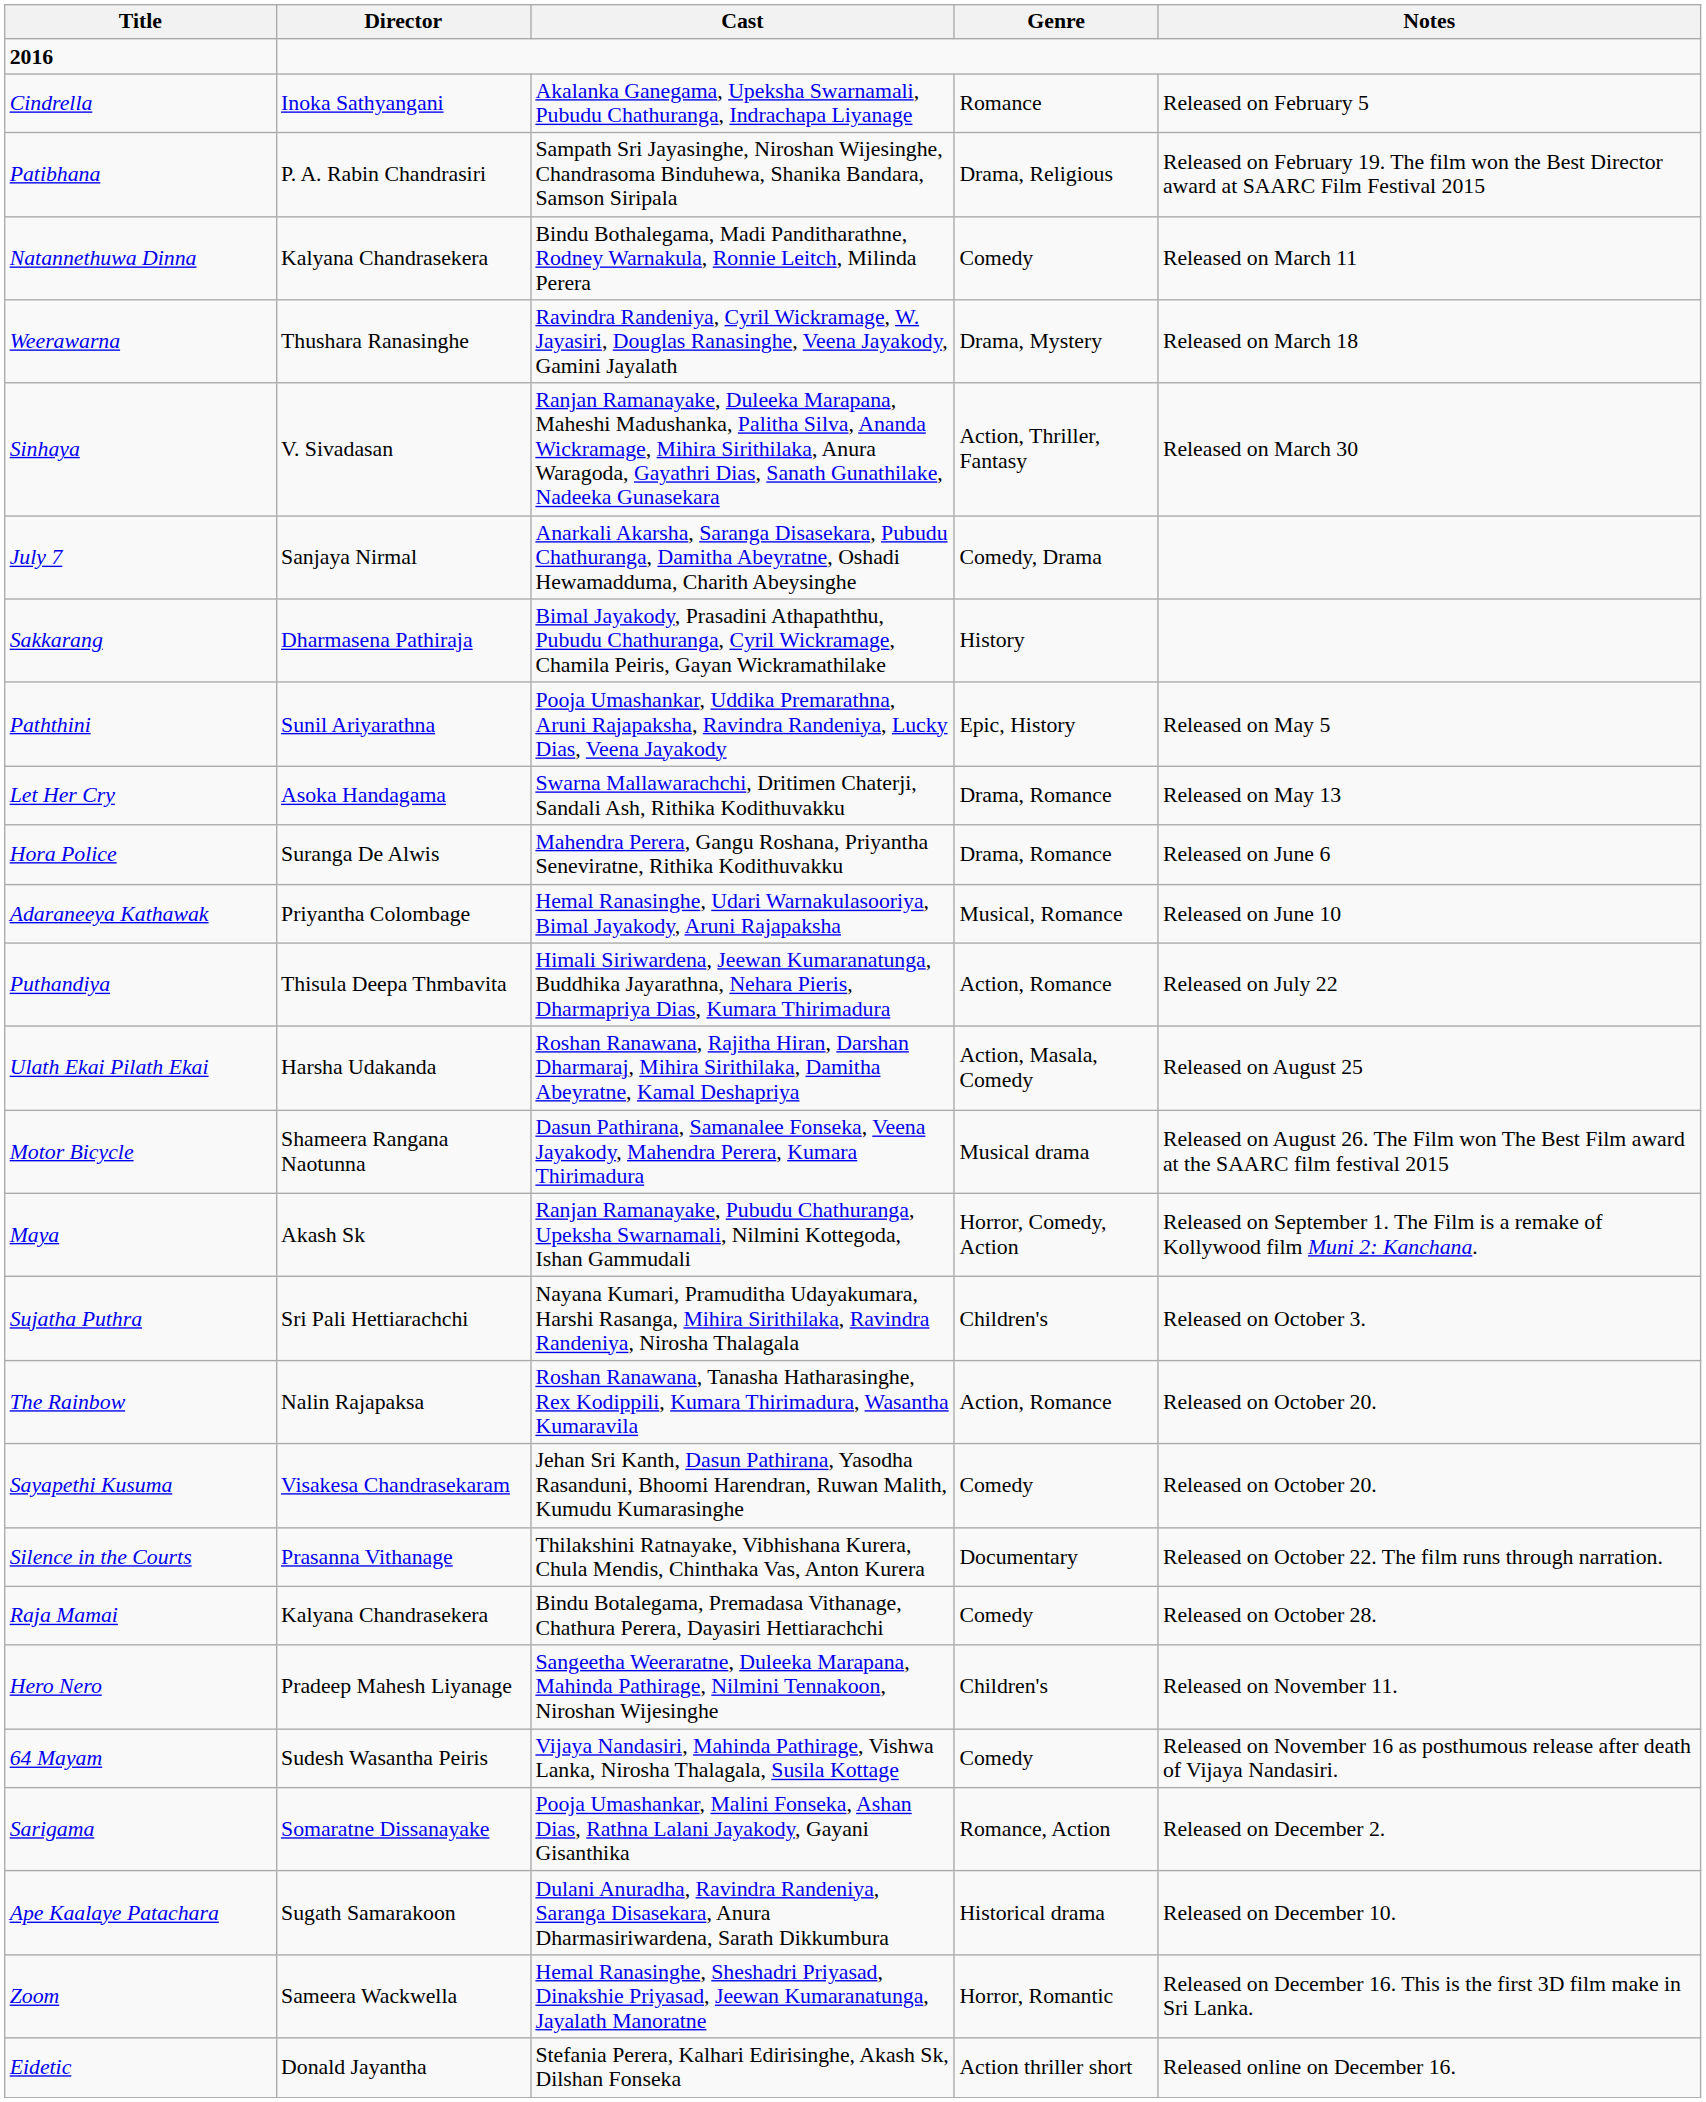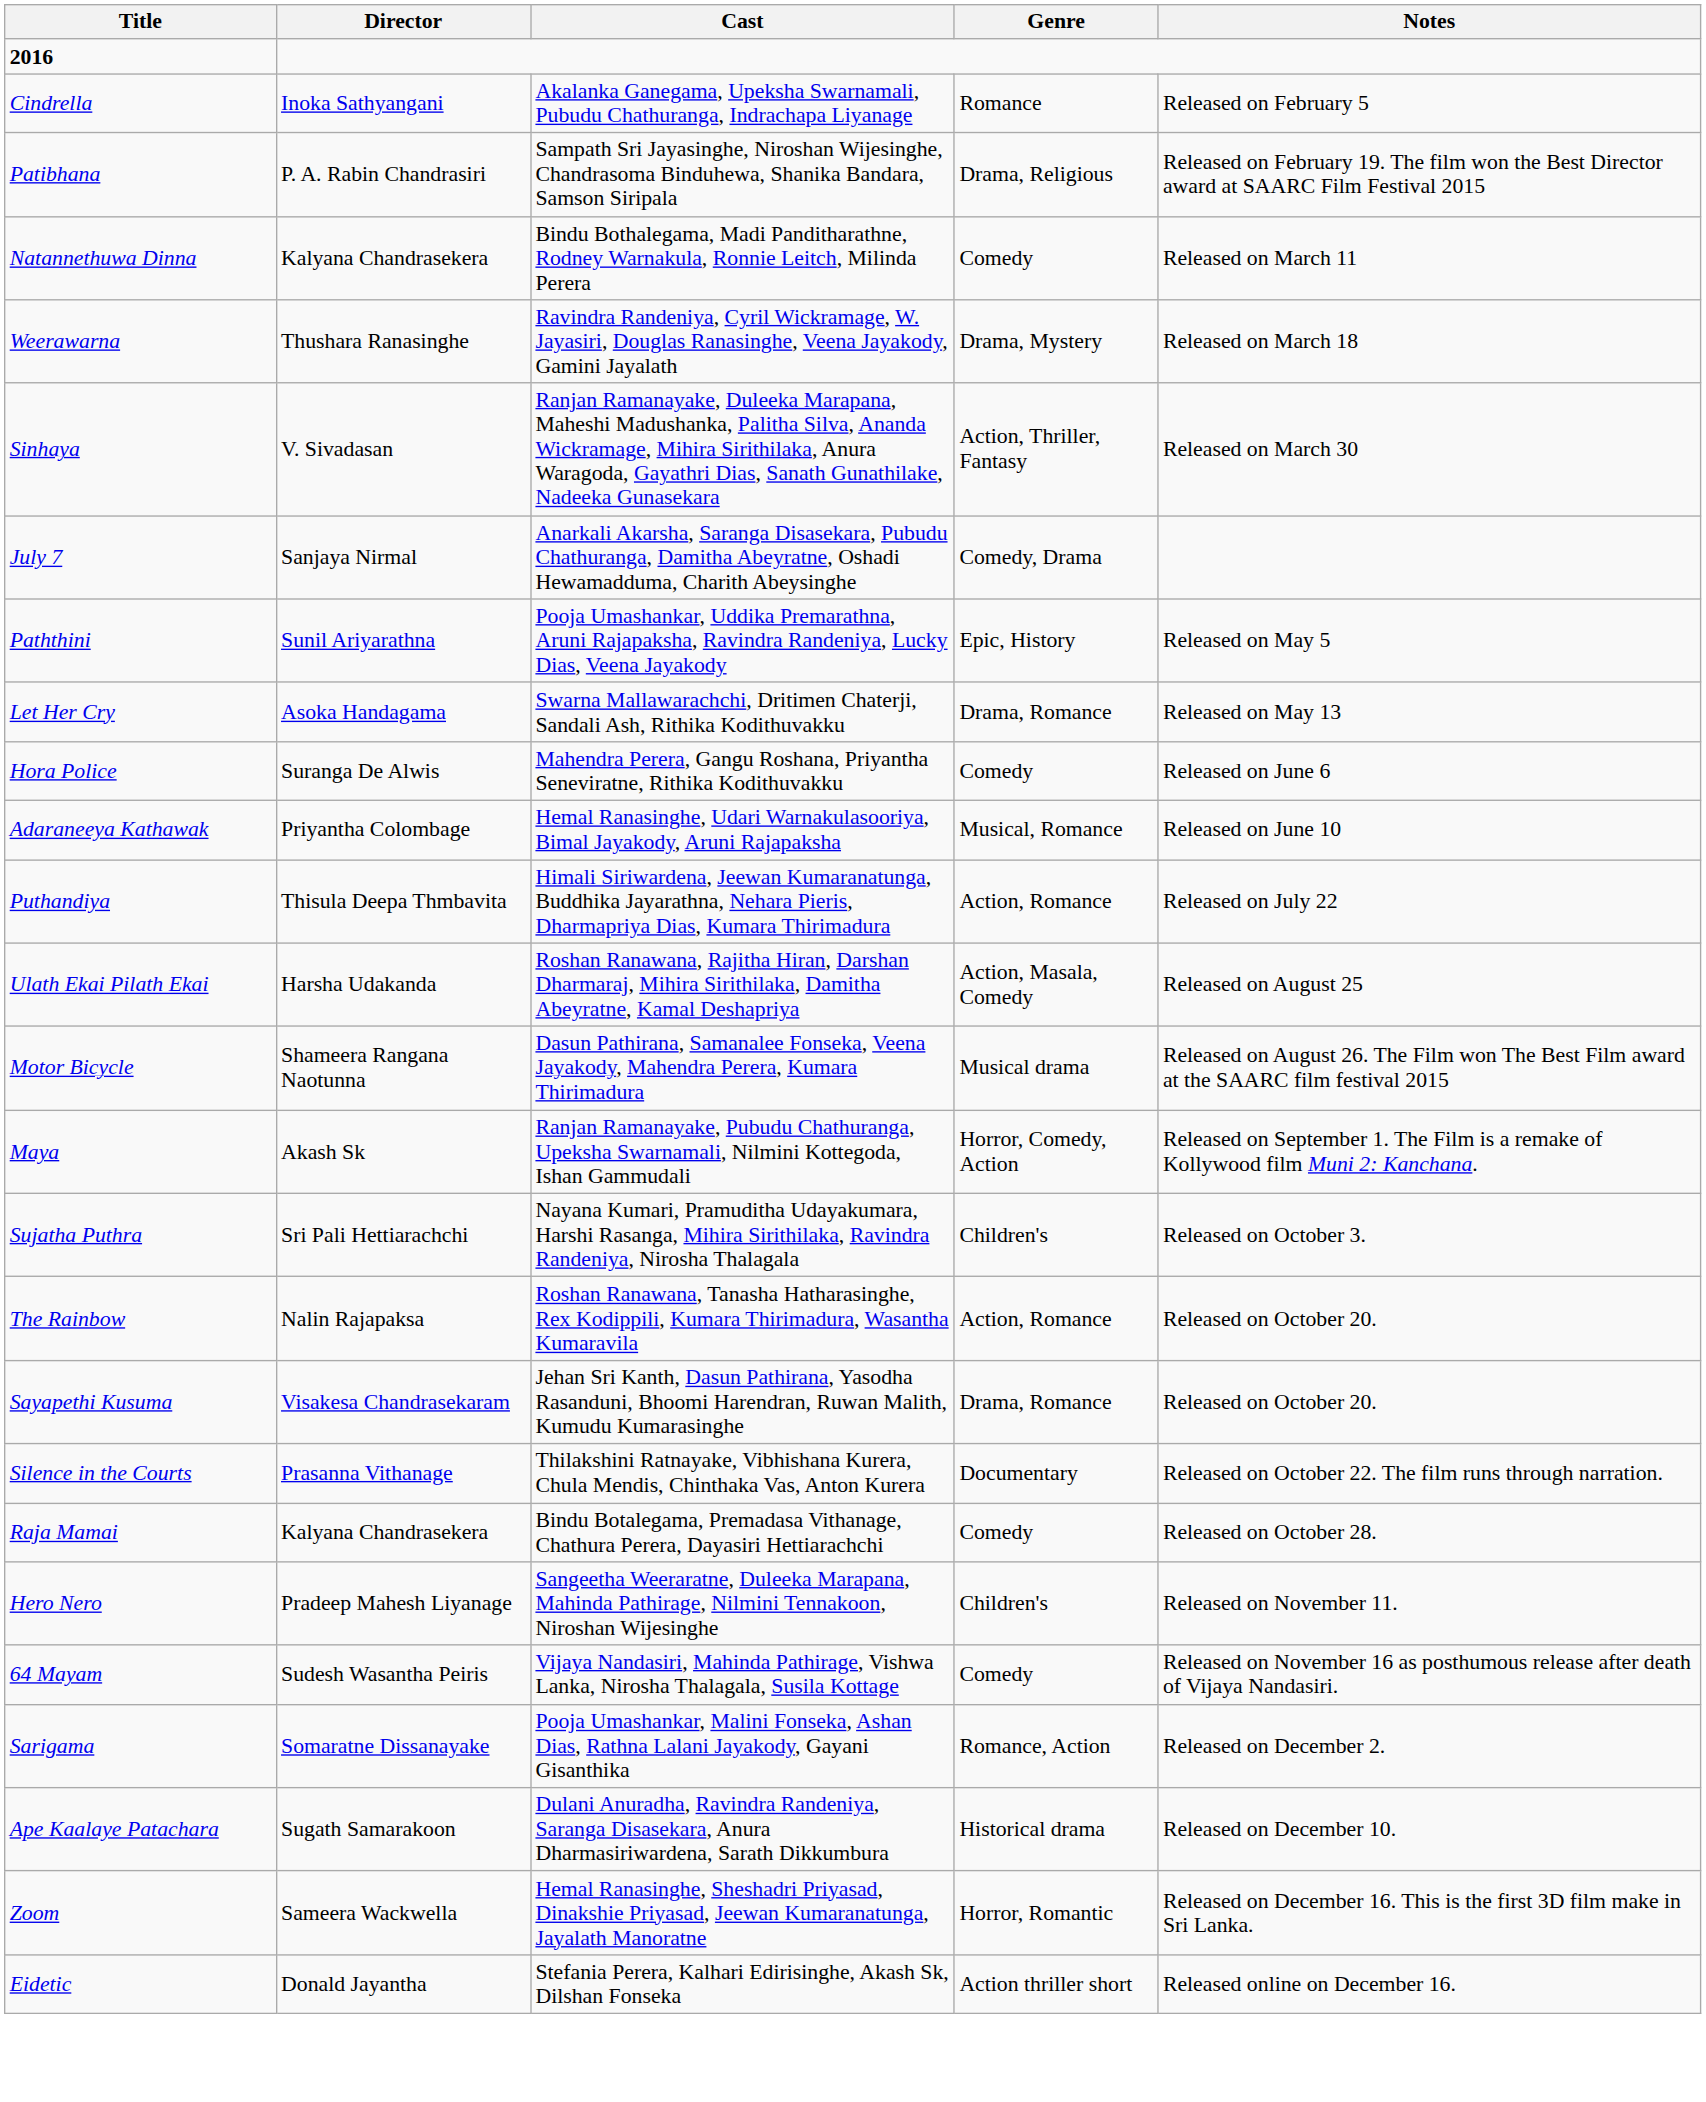- row: (56, 640)
(1036, 854) Drama, Romance -> (996, 770) Comedy
(996, 1485) Comedy -> (1036, 1401) Drama, Romance
